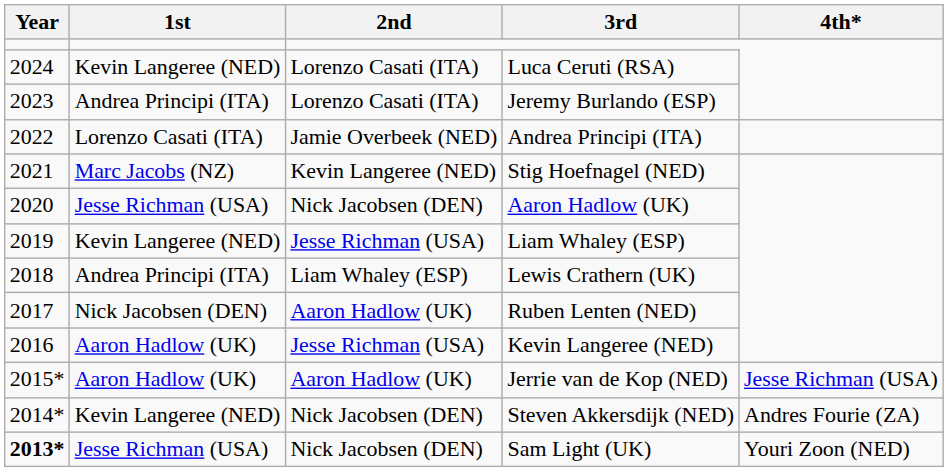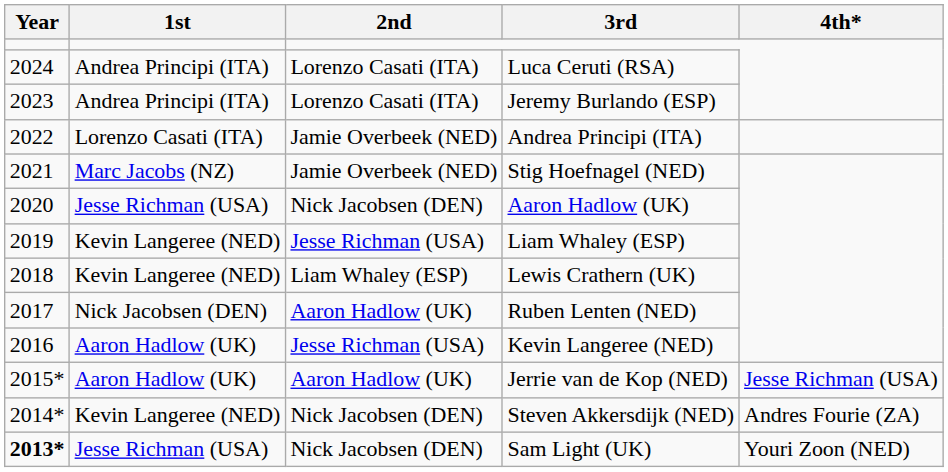(177, 66) Kevin Langeree (NED) -> (172, 66) Andrea Principi (ITA)
(393, 171) Kevin Langeree (NED) -> (394, 171) Jamie Overbeek (NED)
(172, 275) Andrea Principi (ITA) -> (177, 275) Kevin Langeree (NED)
